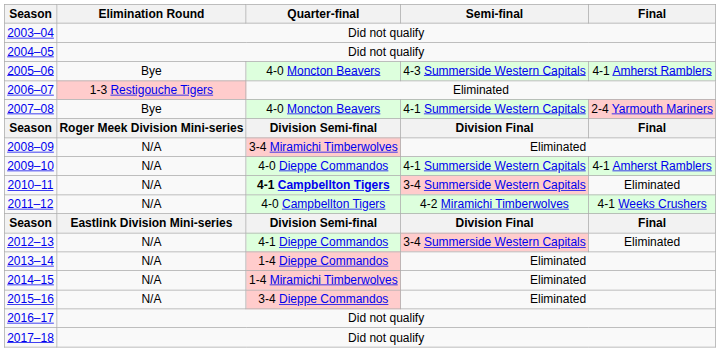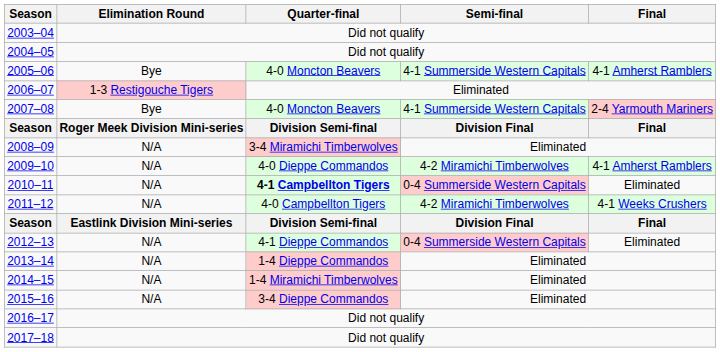(494, 71) 4-3 Summerside Western Capitals -> (494, 71) 4-1 Summerside Western Capitals
(494, 166) 4-1 Summerside Western Capitals -> (494, 166) 4-2 Miramichi Timberwolves
(494, 185) 3-4 Summerside Western Capitals -> (494, 185) 0-4 Summerside Western Capitals
(494, 242) 3-4 Summerside Western Capitals -> (494, 242) 0-4 Summerside Western Capitals
